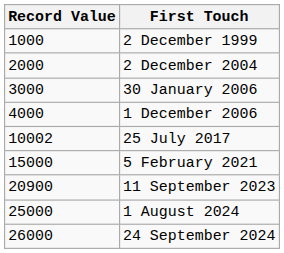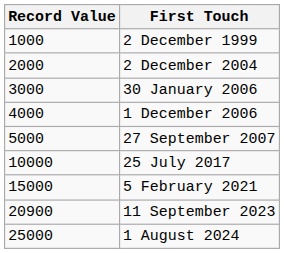+ row: (199, 139)
(31, 139) 10002 -> (31, 163) 10000
- row: (199, 236)
